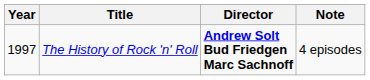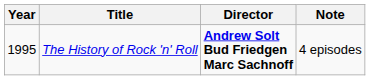(22, 49) 1997 -> (22, 49) 1995
